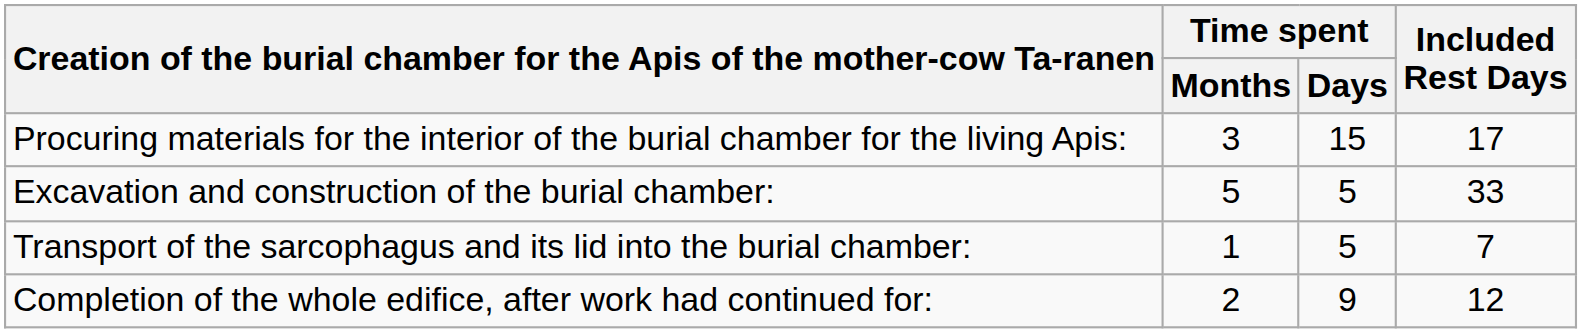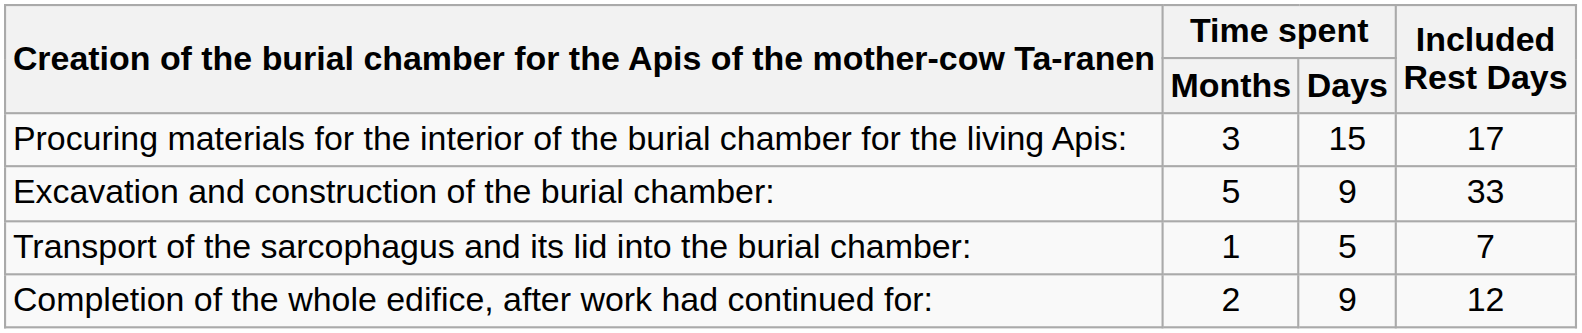(1347, 192) 5 -> (1347, 192) 9
